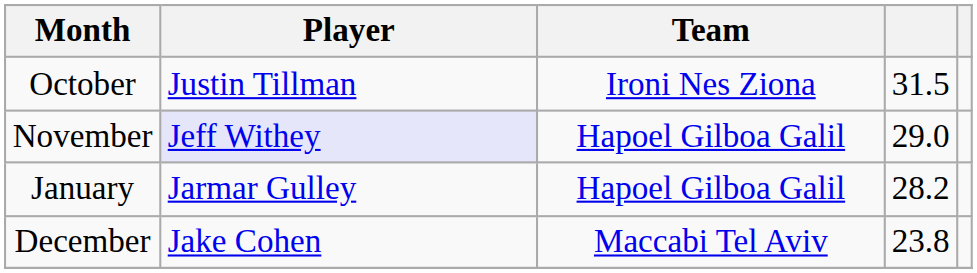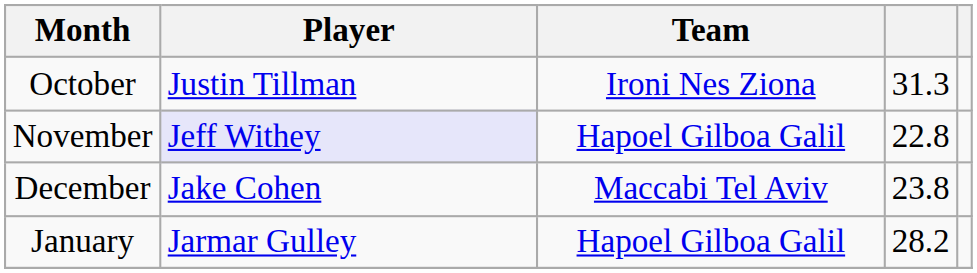(921, 83) 31.5 -> (921, 83) 31.3
(921, 135) 29.0 -> (921, 135) 22.8
rows swapped: (83, 240) <-> (83, 188)
